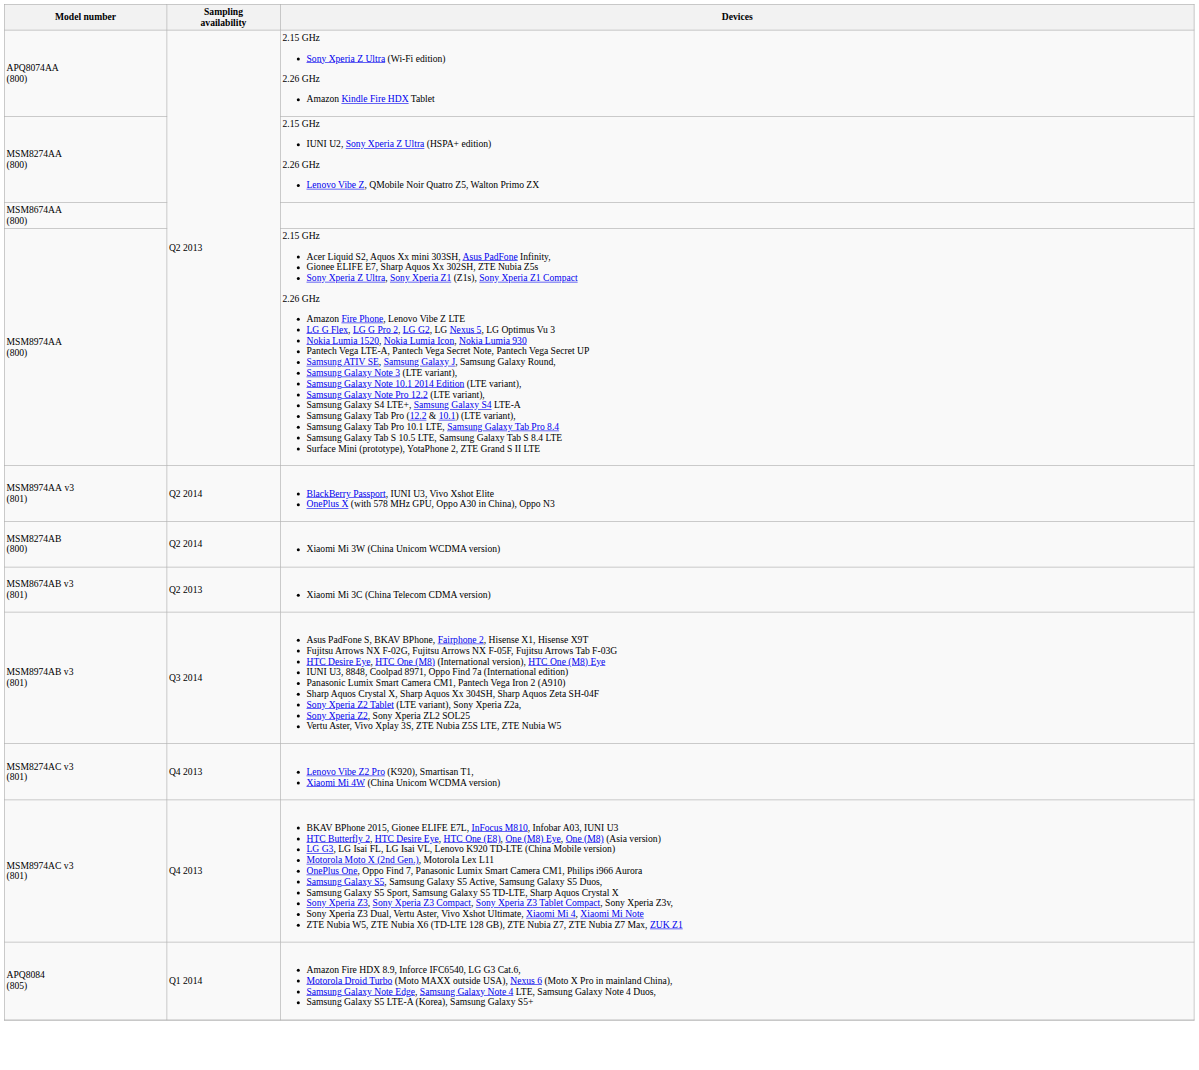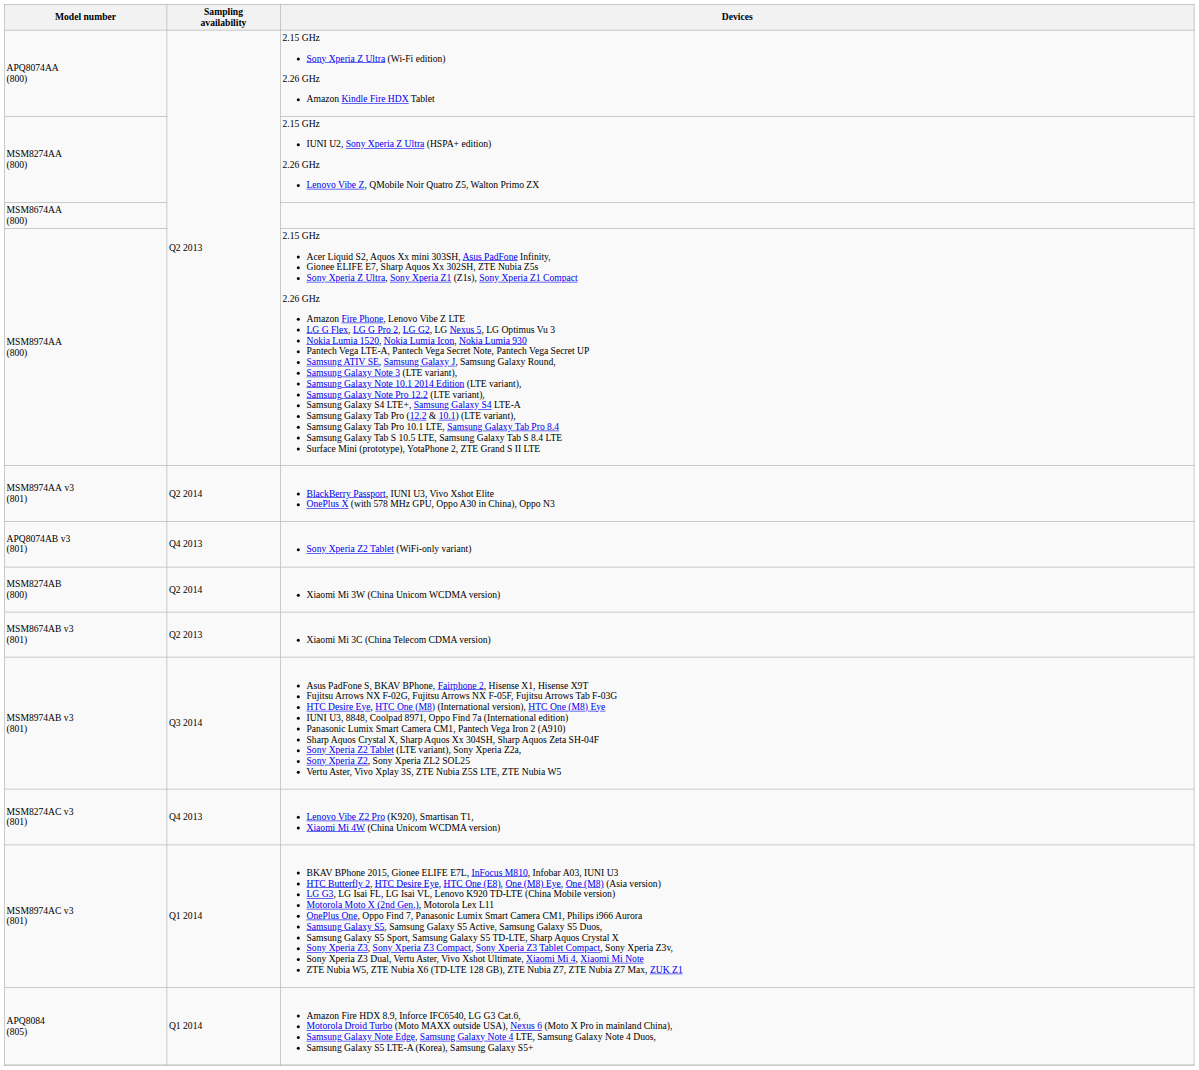+ row: (38, 544)
(186, 871) Q4 2013 -> (186, 916) Q1 2014
